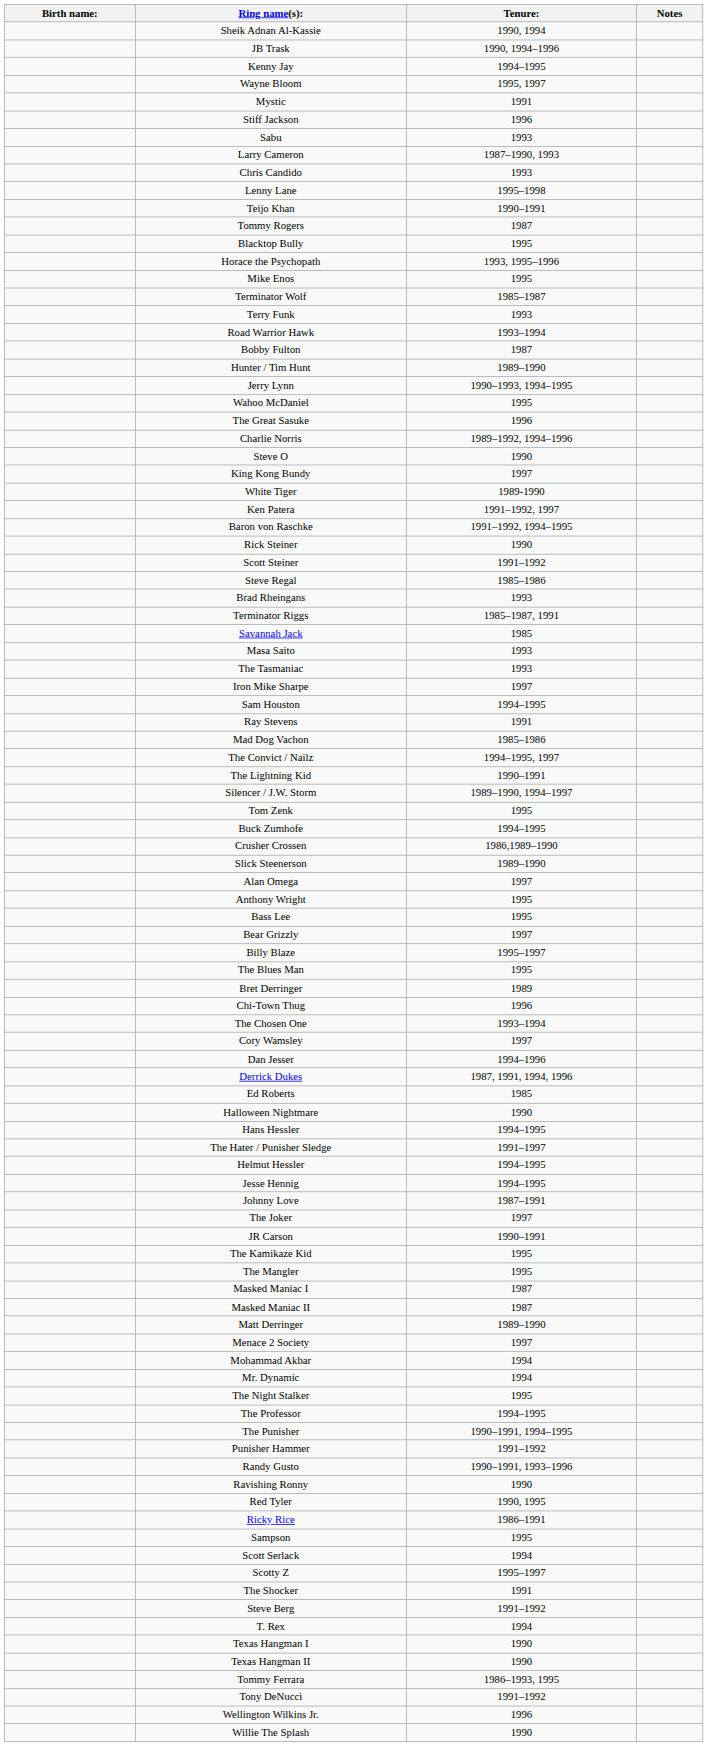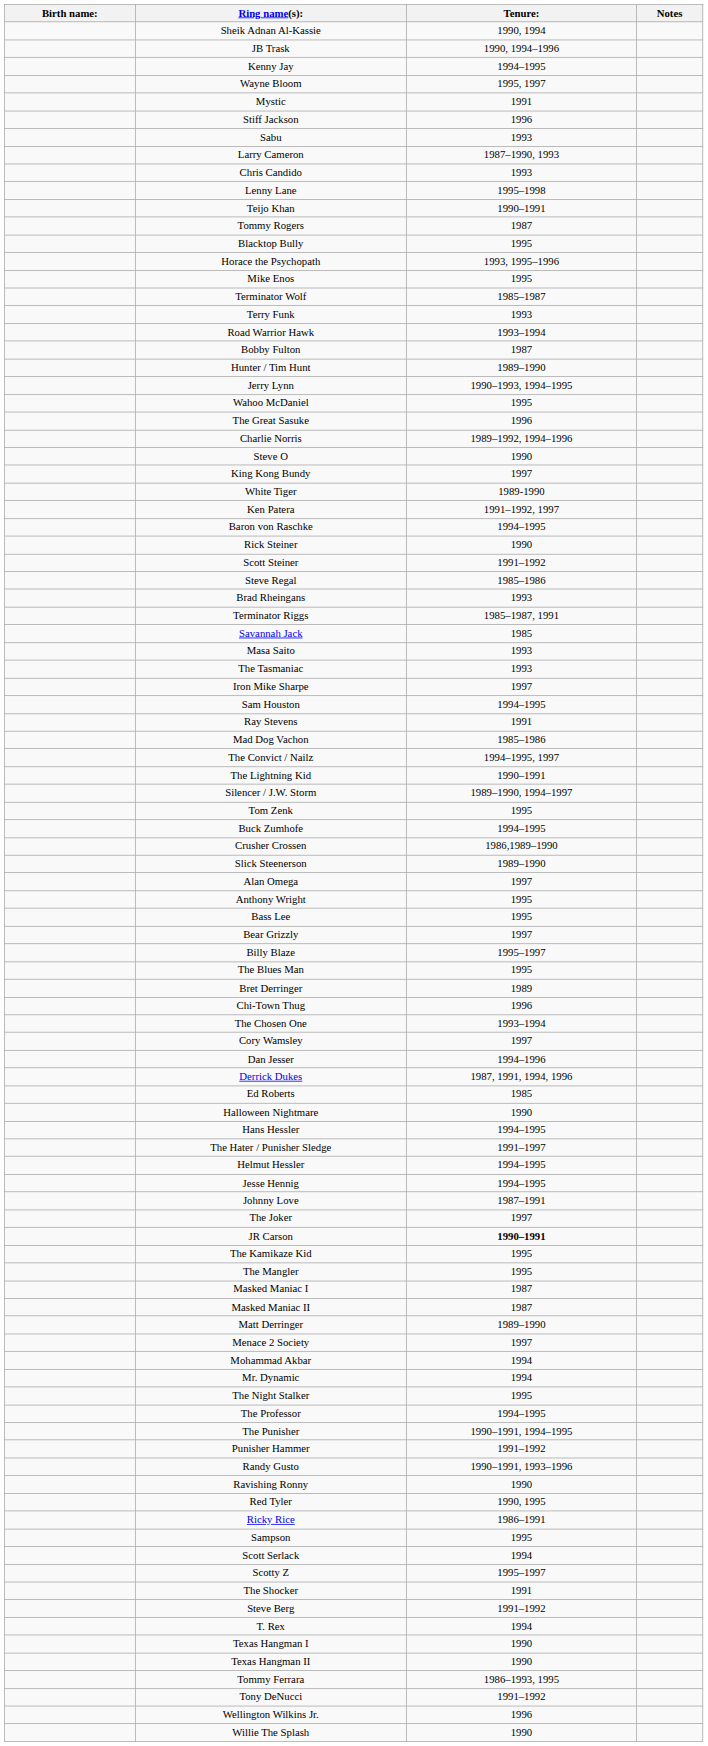(521, 526) 1991–1992, 1994–1995 -> (521, 526) 1994–1995
(521, 1236) normal -> (521, 1236) bold
